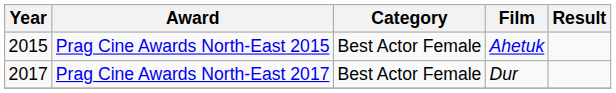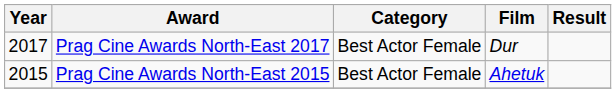rows swapped: (193, 46) <-> (193, 74)
